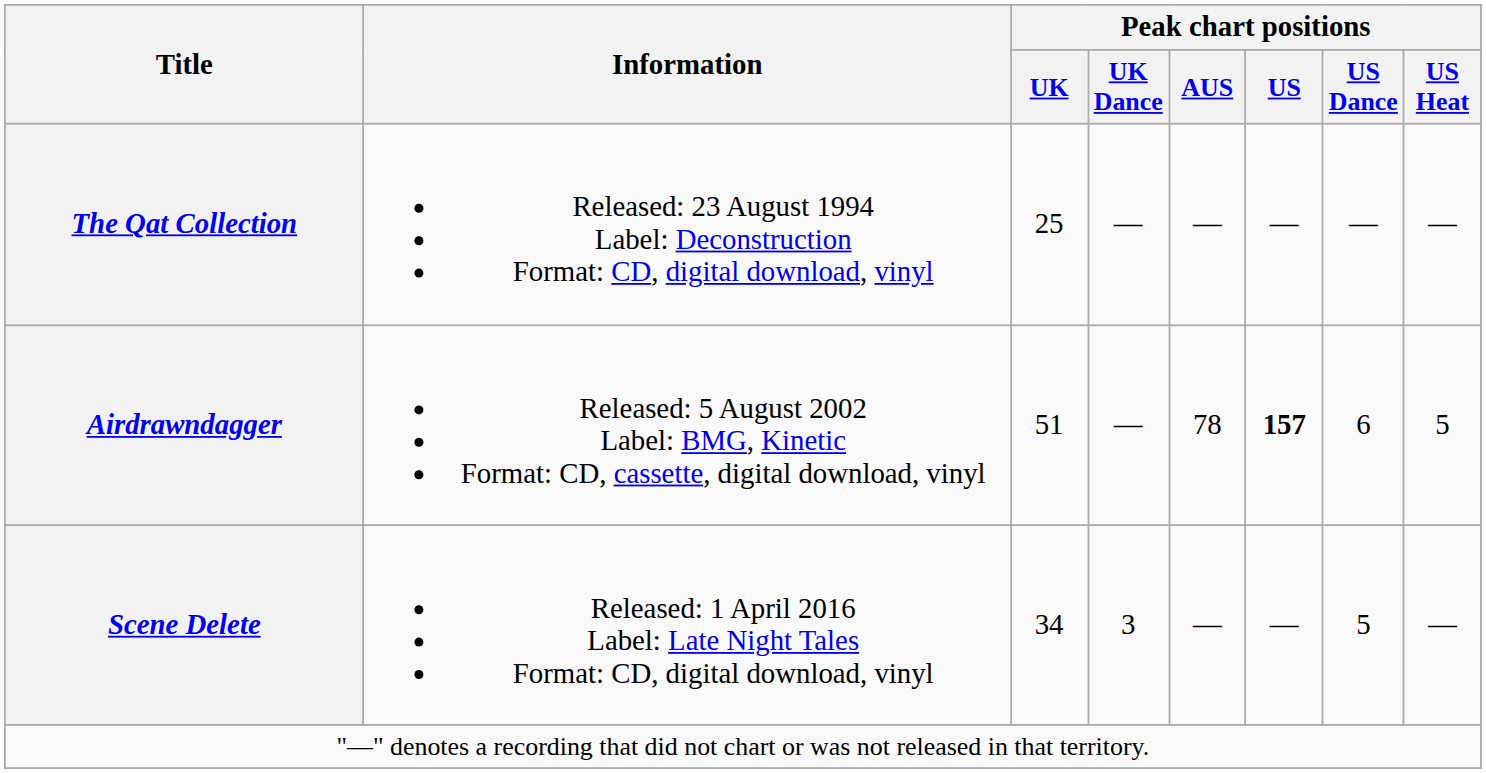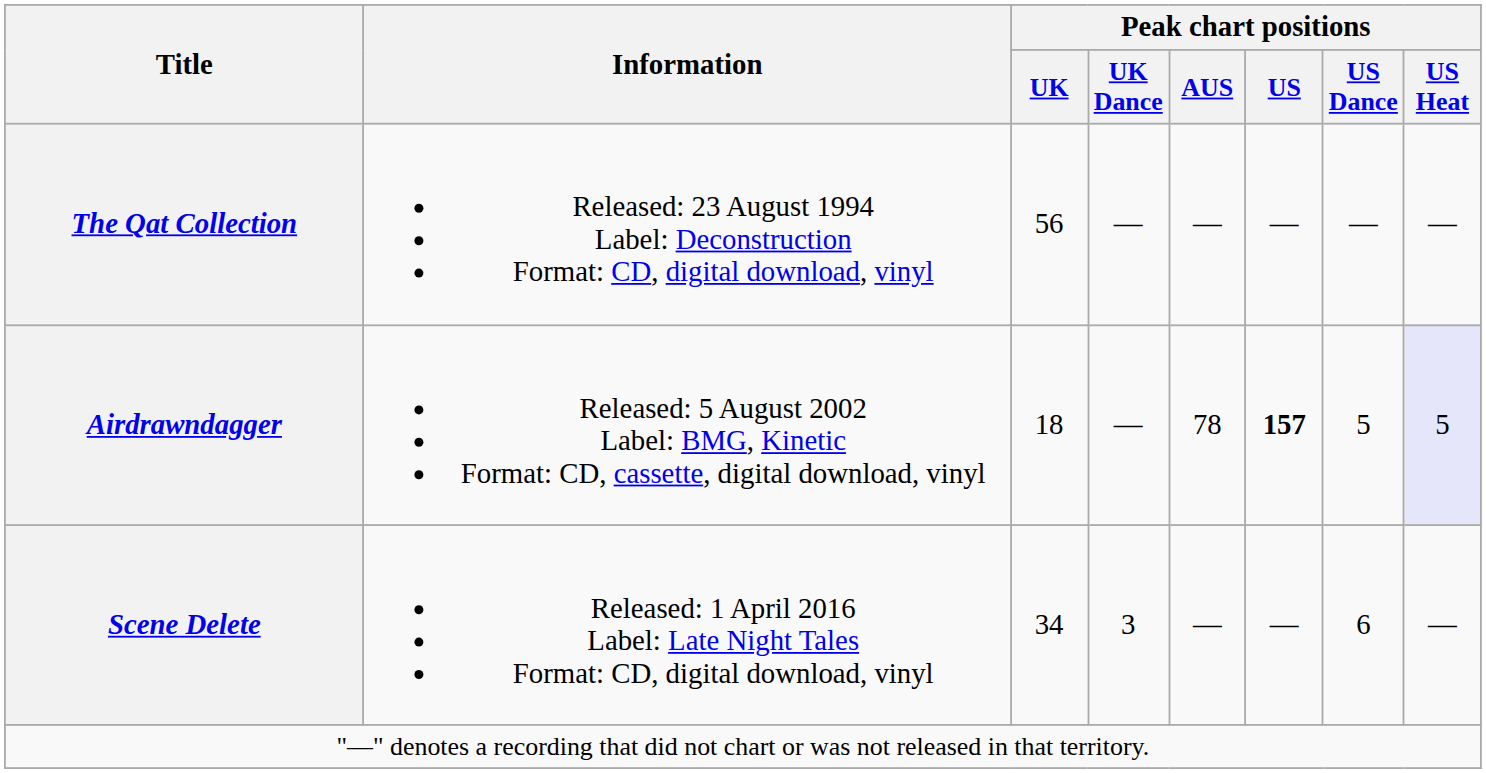(1049, 223) 25 -> (1049, 223) 56
(1049, 424) 51 -> (1049, 424) 18
(1363, 424) 6 -> (1363, 424) 5
(1442, 424) no background -> (1442, 424) lavender background
(1363, 624) 5 -> (1363, 624) 6
